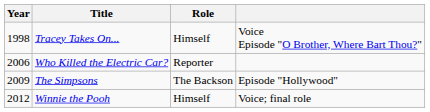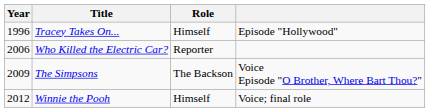(18, 37) 1998 -> (18, 31) 1996
(330, 37) Voice Episode "O Brother, Where Bart Thou?" -> (288, 31) Episode "Hollywood"
(288, 80) Episode "Hollywood" -> (330, 73) Voice Episode "O Brother, Where Bart Thou?"
